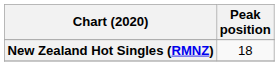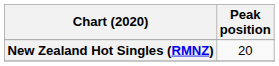(245, 50) 18 -> (245, 50) 20
